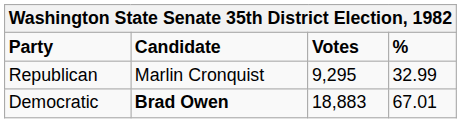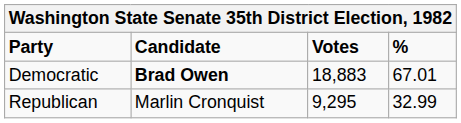rows swapped: (54, 103) <-> (53, 74)
